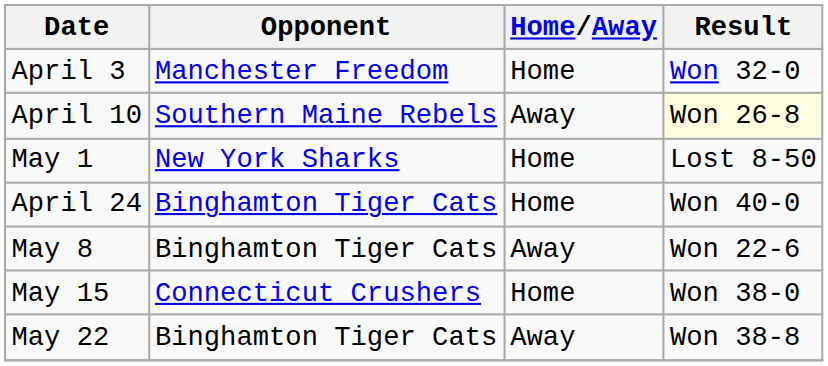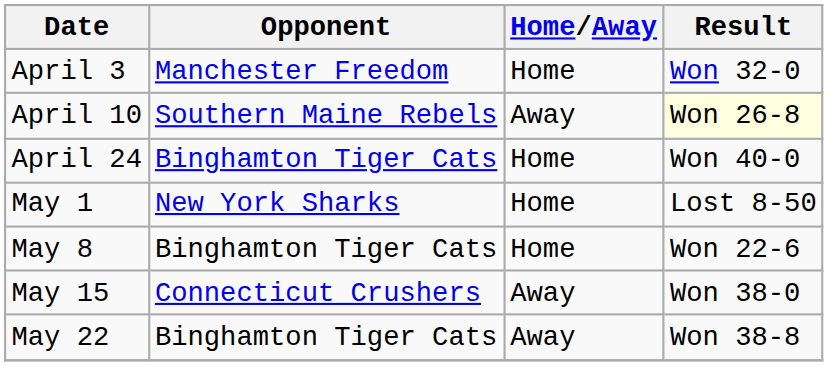rows swapped: (77, 204) <-> (52, 160)
(543, 249) Away -> (543, 249) Home
(543, 293) Home -> (543, 293) Away
